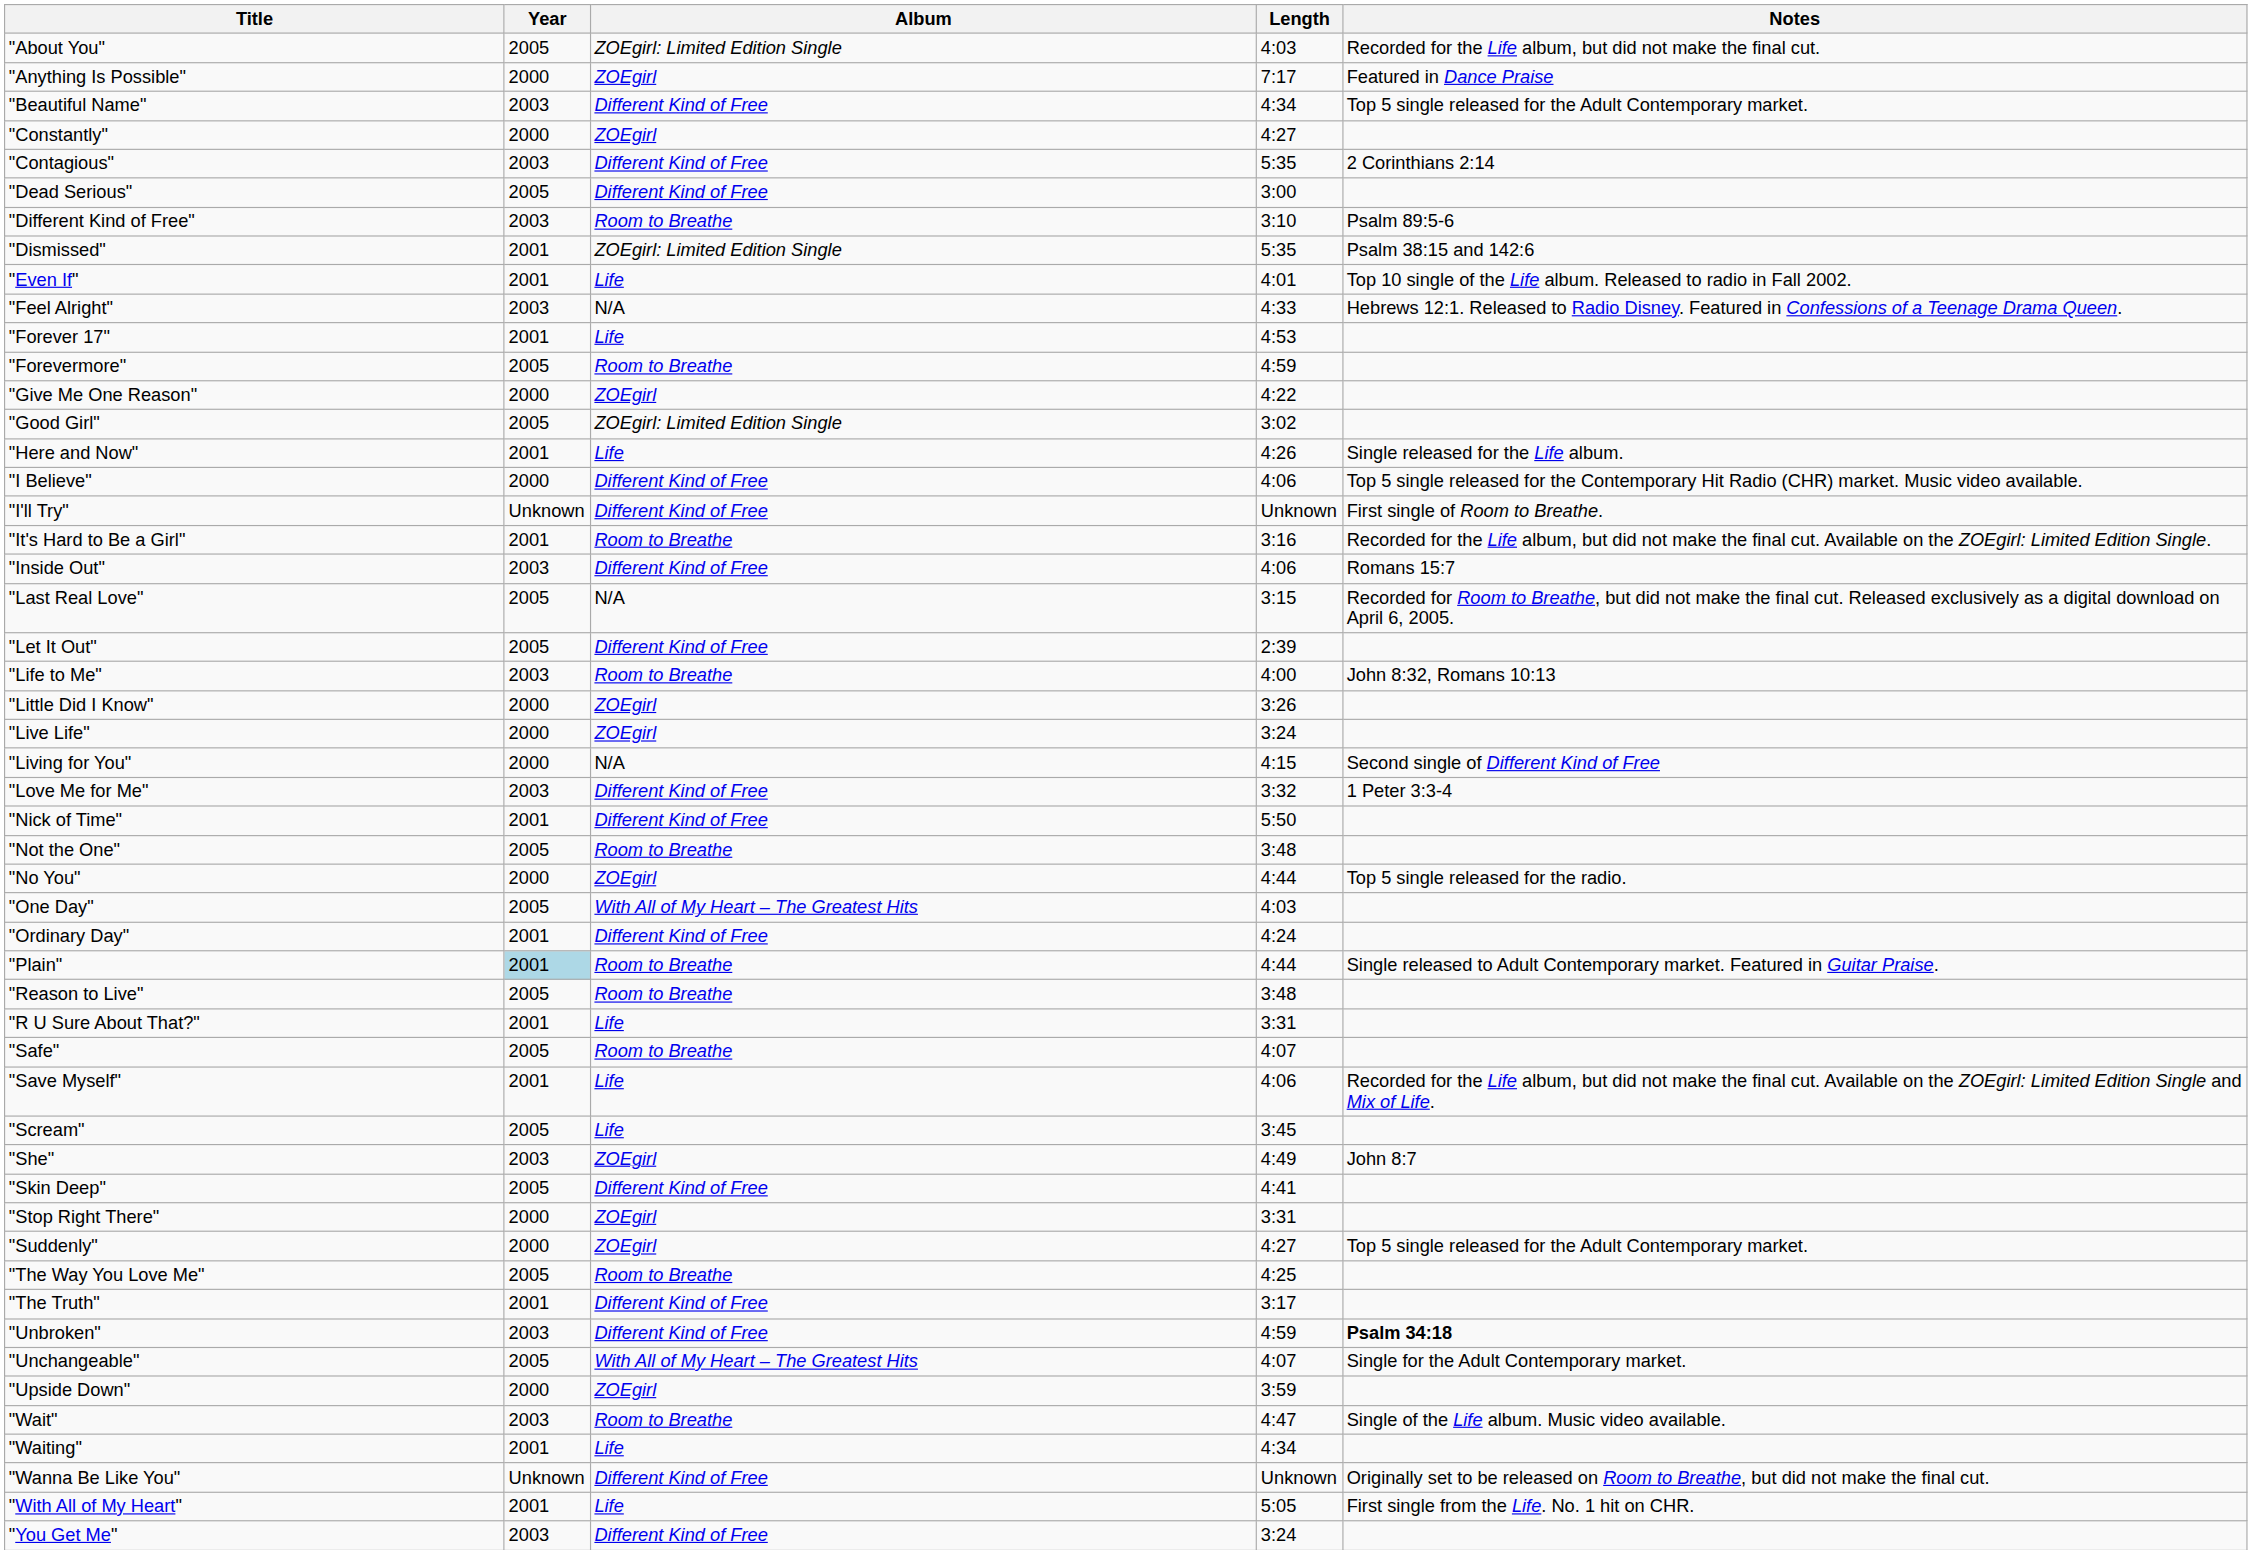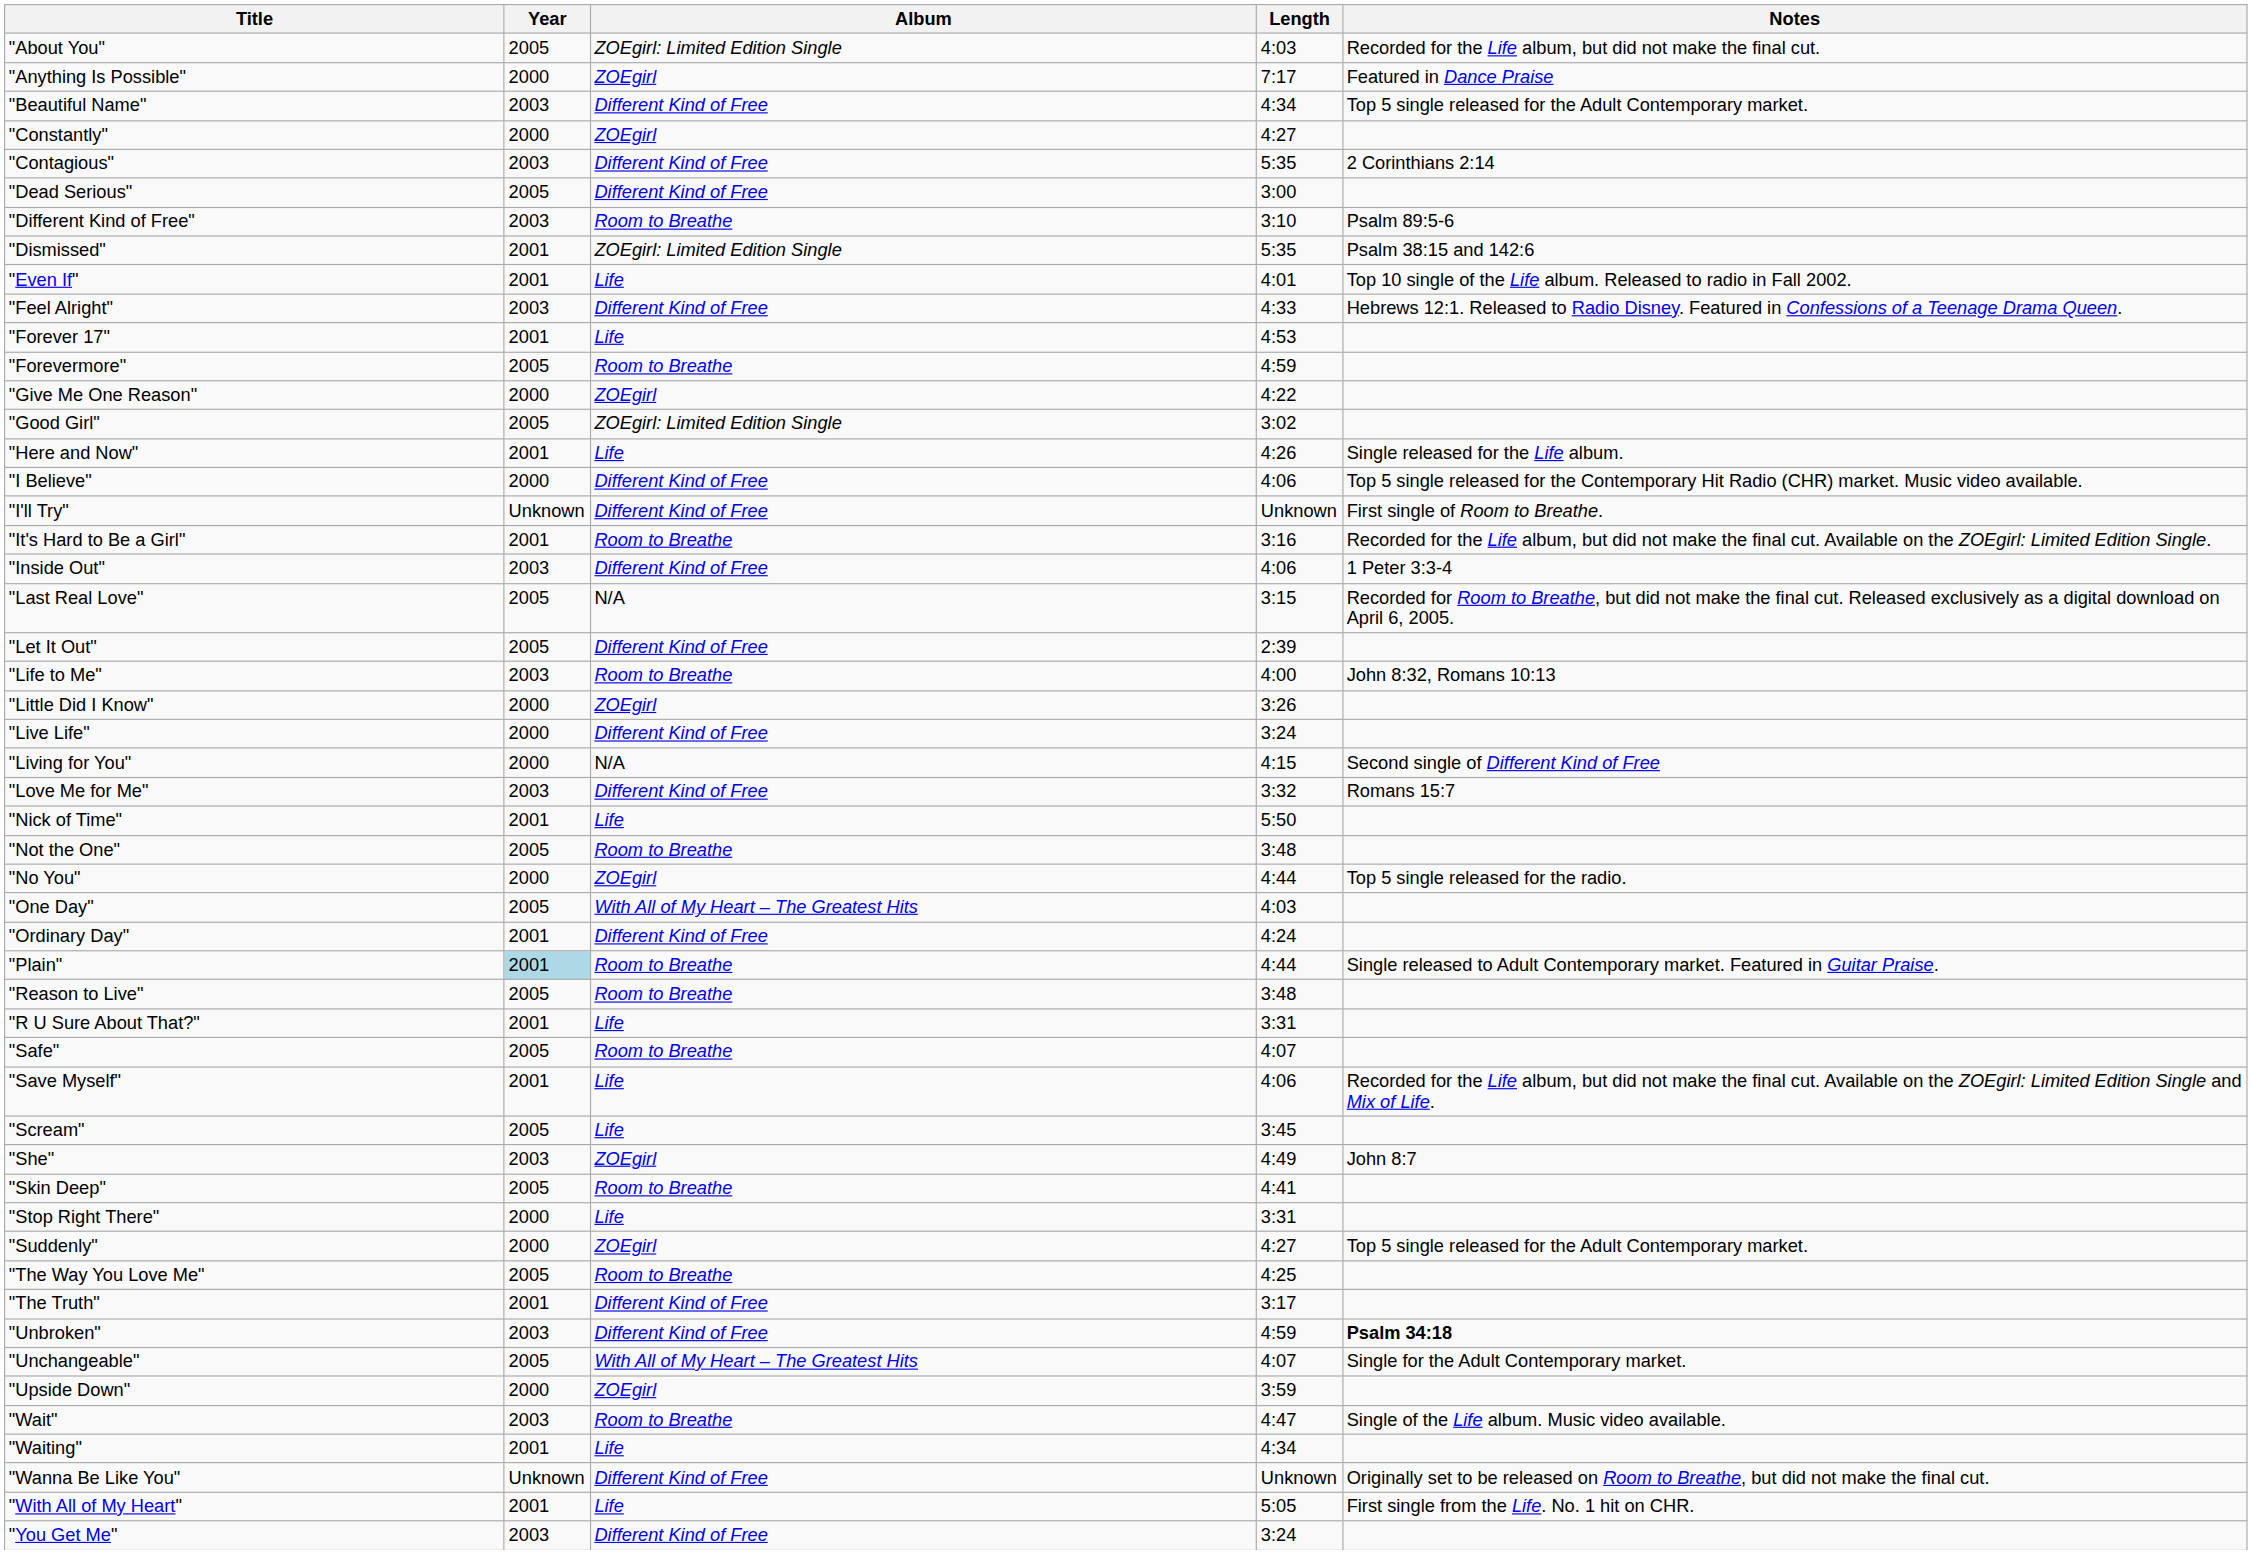(610, 308) N/A -> (681, 308) Different Kind of Free
(1401, 568) Romans 15:7 -> (1399, 568) 1 Peter 3:3-4
(625, 733) ZOEgirl -> (681, 733) Different Kind of Free
(1399, 791) 1 Peter 3:3-4 -> (1401, 791) Romans 15:7
(681, 820) Different Kind of Free -> (609, 820) Life
(681, 1188) Different Kind of Free -> (663, 1188) Room to Breathe
(625, 1217) ZOEgirl -> (609, 1217) Life
